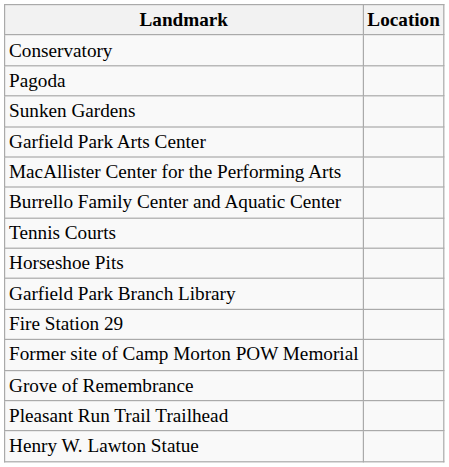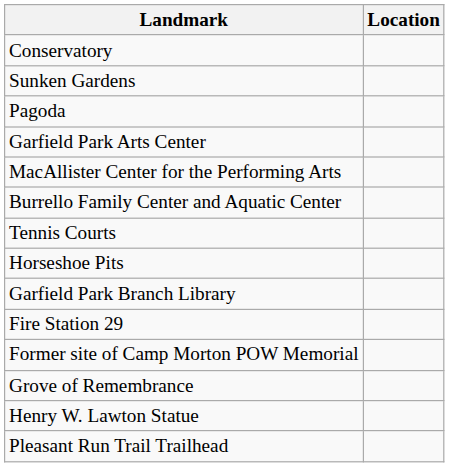rows swapped: (72, 111) <-> (37, 80)
rows swapped: (104, 446) <-> (119, 415)
